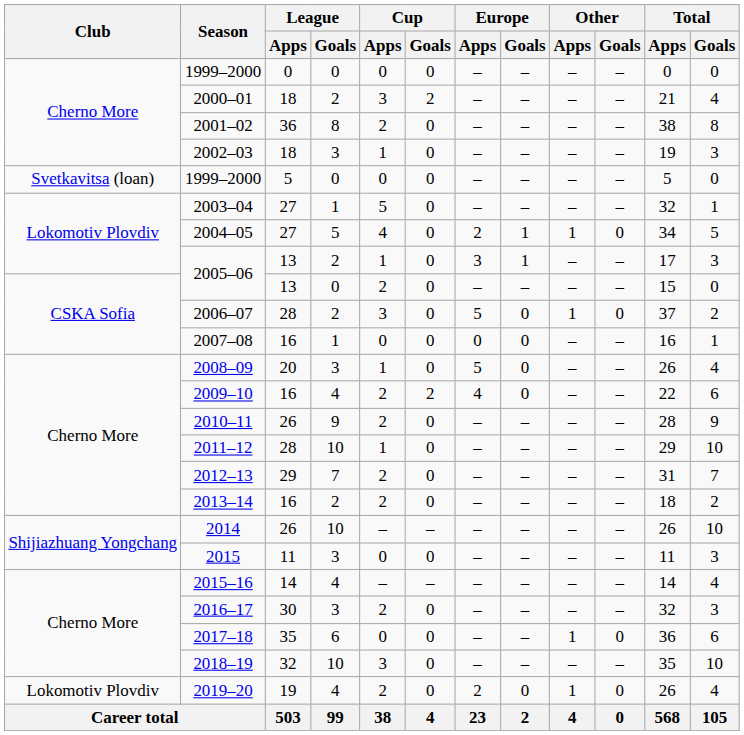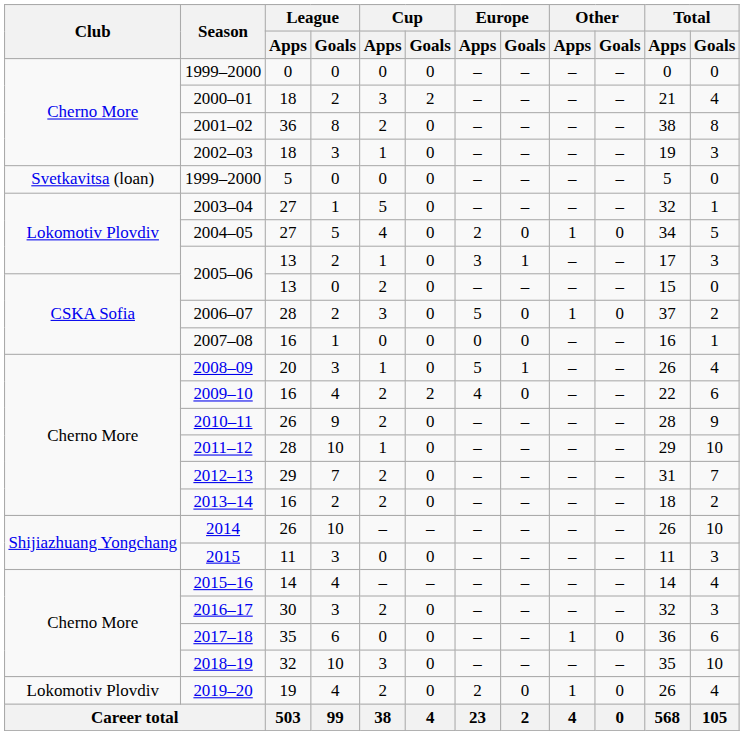(525, 233) 1 -> (525, 233) 0
(525, 367) 0 -> (525, 367) 1
